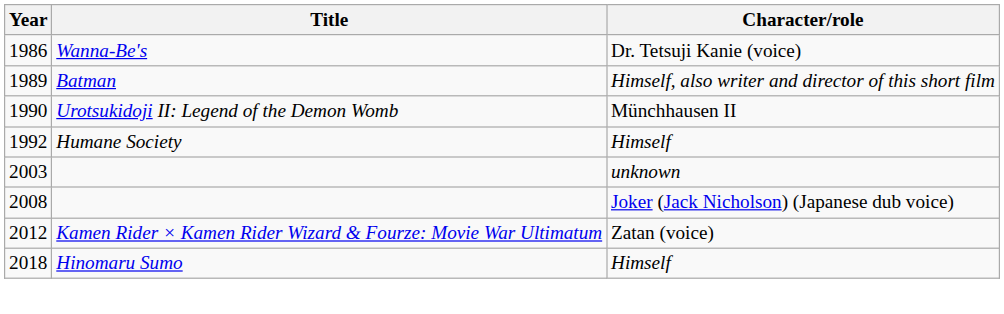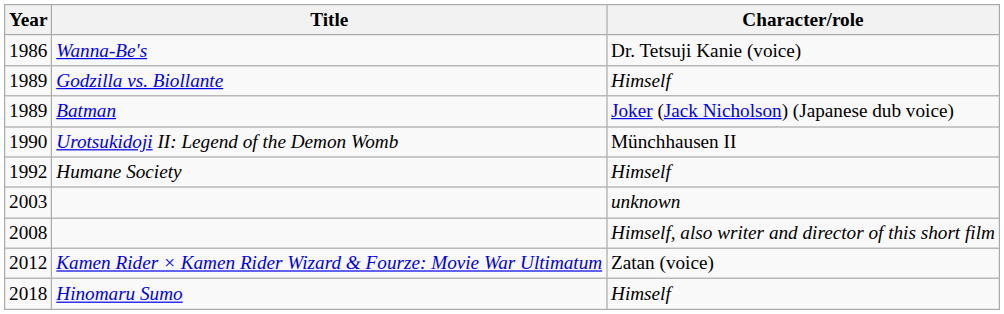+ row: (28, 80)
(803, 80) Himself, also writer and director of this short film -> (782, 111) Joker (Jack Nicholson) (Japanese dub voice)
(782, 202) Joker (Jack Nicholson) (Japanese dub voice) -> (803, 232) Himself, also writer and director of this short film
